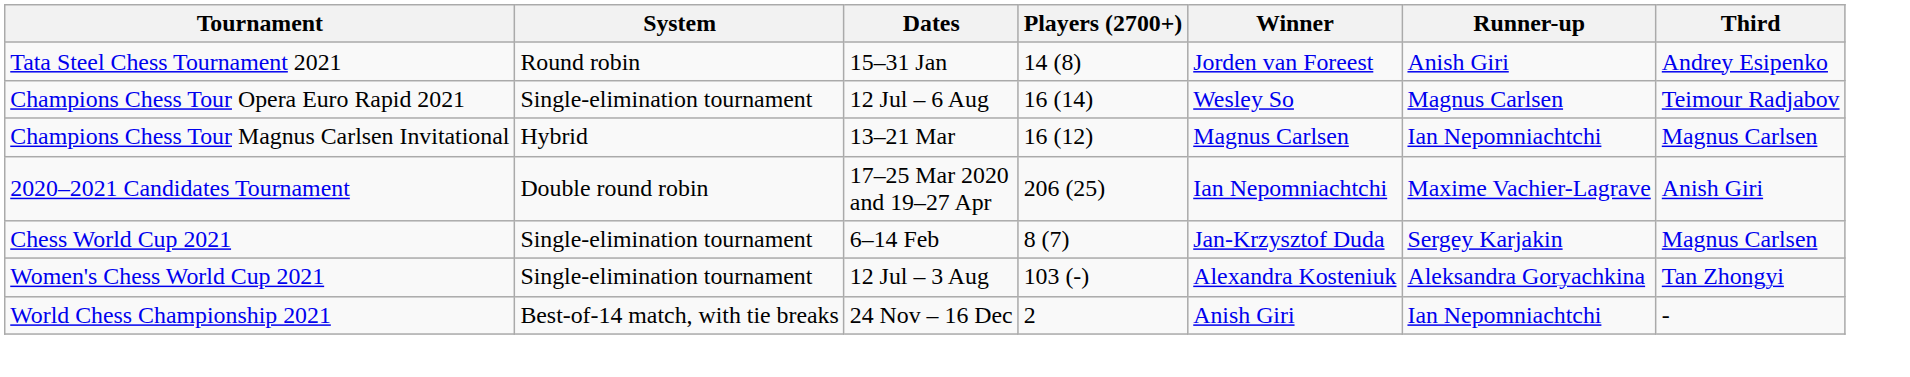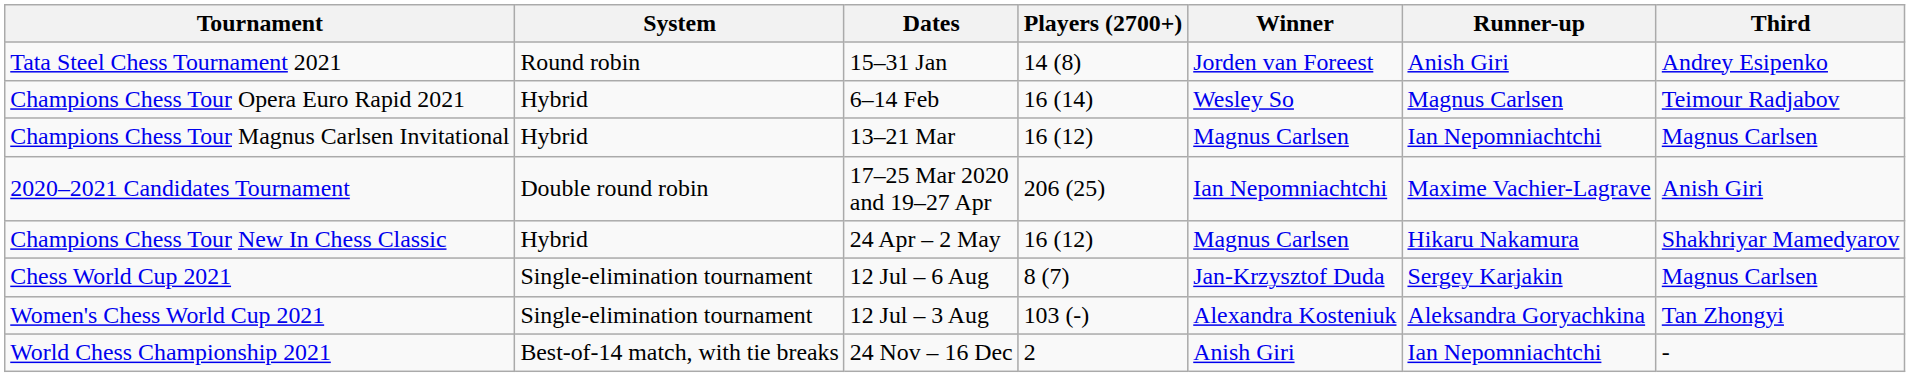(666, 99) Single-elimination tournament -> (554, 99) Hybrid
(919, 99) 12 Jul – 6 Aug -> (895, 99) 6–14 Feb
+ row: (228, 239)
(895, 239) 6–14 Feb -> (919, 277) 12 Jul – 6 Aug
